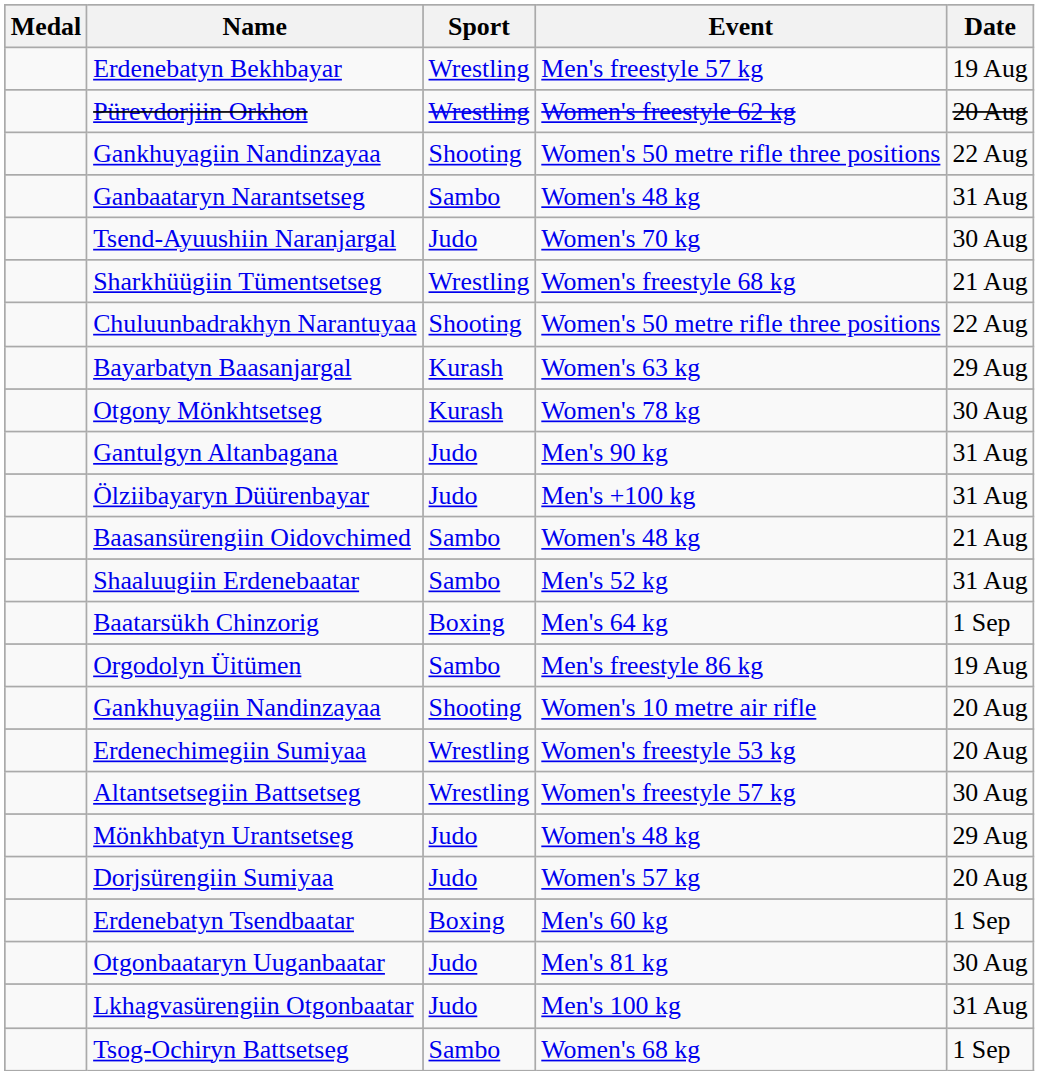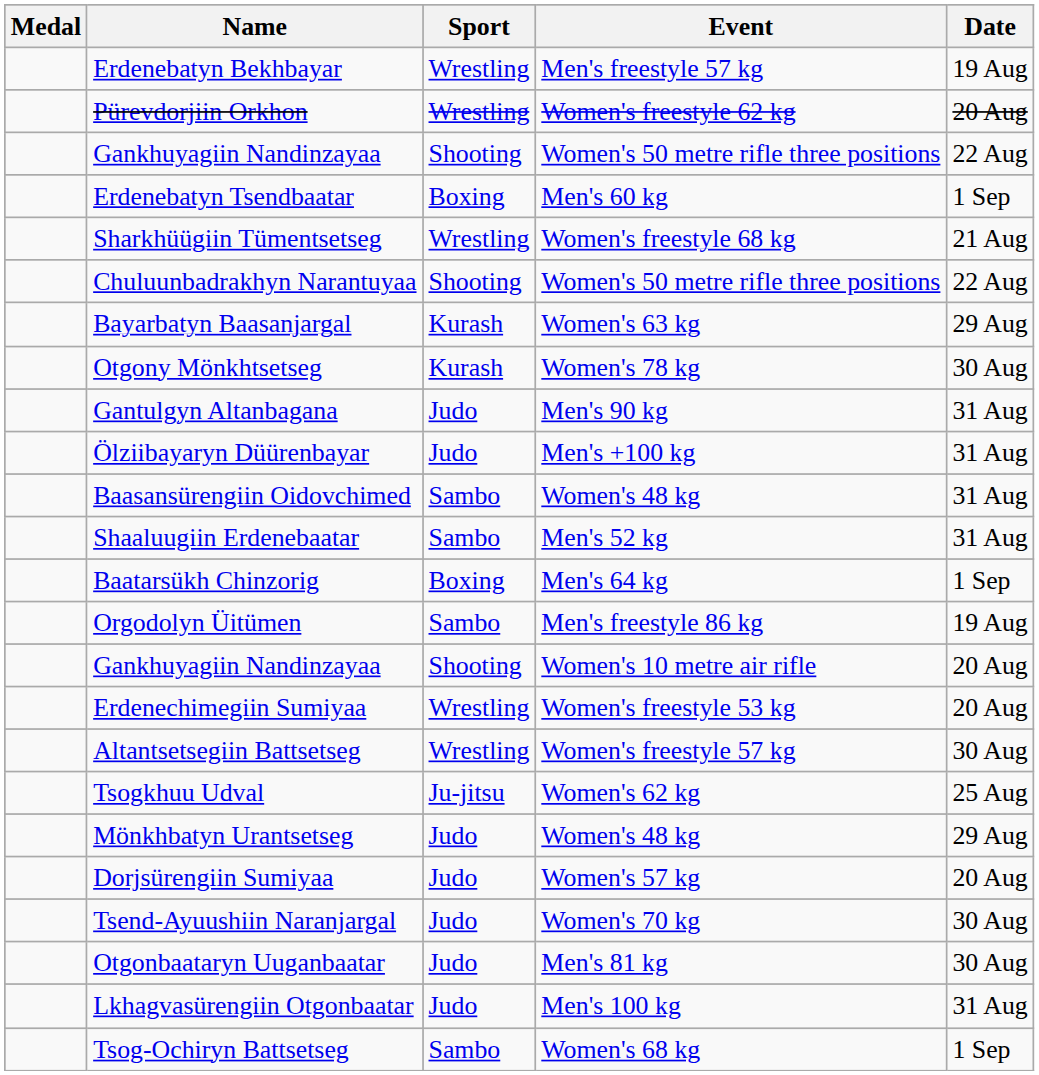- row: (229, 196)
rows swapped: (224, 920) <-> (245, 239)
(990, 537) 21 Aug -> (990, 494) 31 Aug
+ row: (179, 792)
